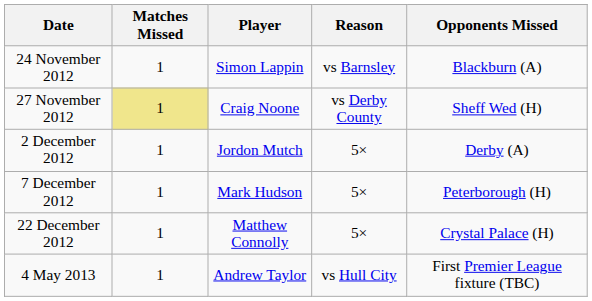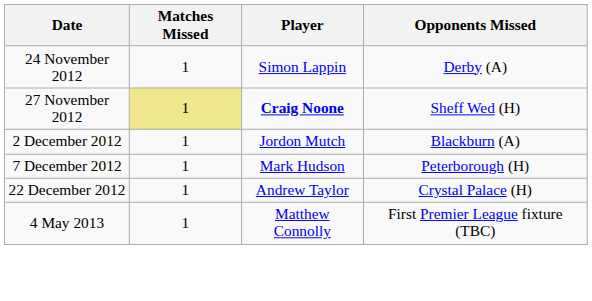- column: (359, 25)
(497, 66) Blackburn (A) -> (475, 66) Derby (A)
(260, 108) normal -> (302, 108) bold
(497, 150) Derby (A) -> (475, 141) Blackburn (A)
(260, 233) Matthew Connolly -> (302, 190) Andrew Taylor
(260, 275) Andrew Taylor -> (302, 223) Matthew Connolly
